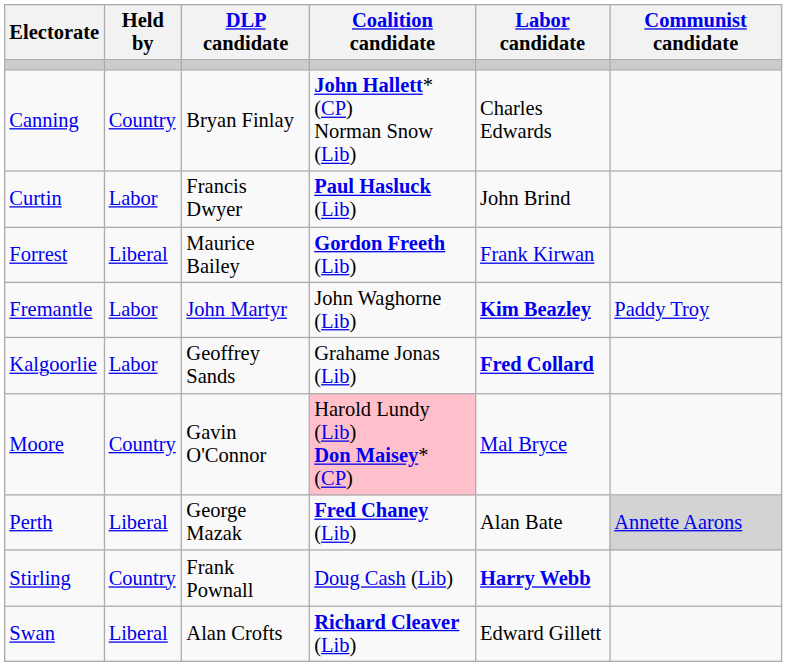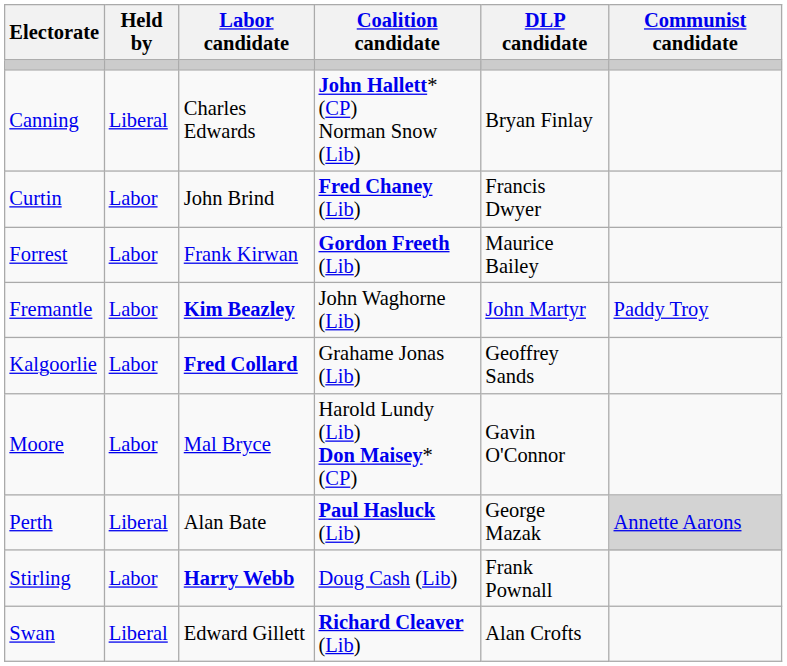columns swapped: (542, 32) <-> (246, 32)
(142, 120) Country -> (138, 120) Liberal
(373, 198) Paul Hasluck (Lib) -> (375, 198) Fred Chaney (Lib)
(138, 254) Liberal -> (133, 254) Labor
(142, 443) Country -> (133, 443) Labor
(372, 443) pink background -> (376, 443) no background
(371, 522) Fred Chaney (Lib) -> (377, 522) Paul Hasluck (Lib)
(142, 578) Country -> (133, 578) Labor
